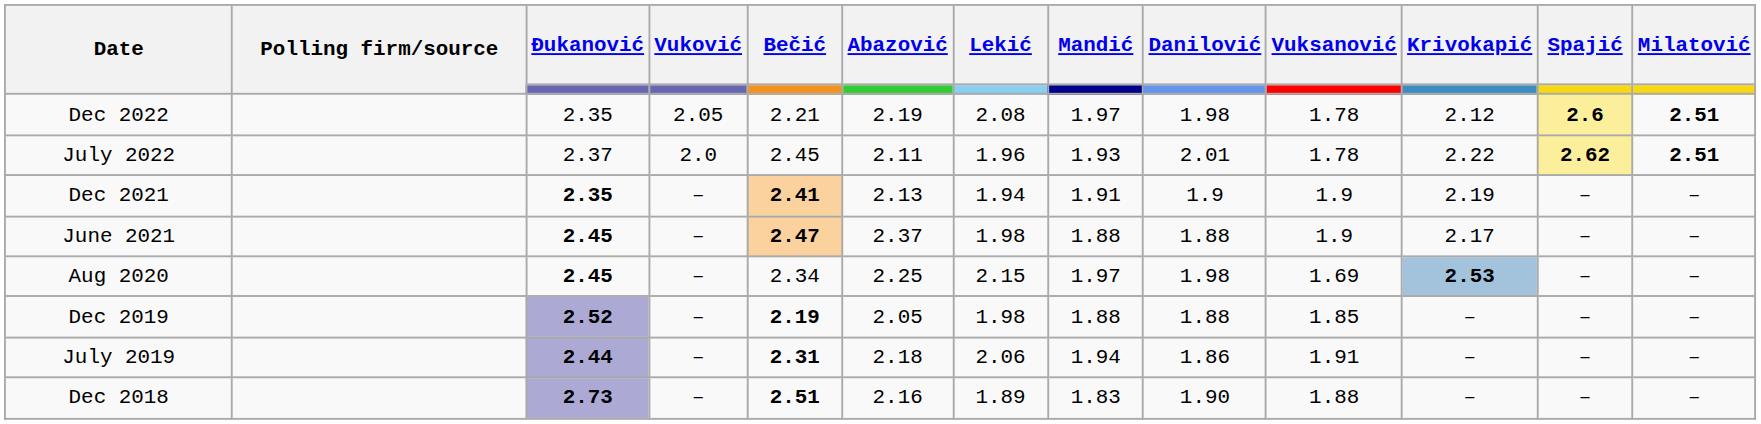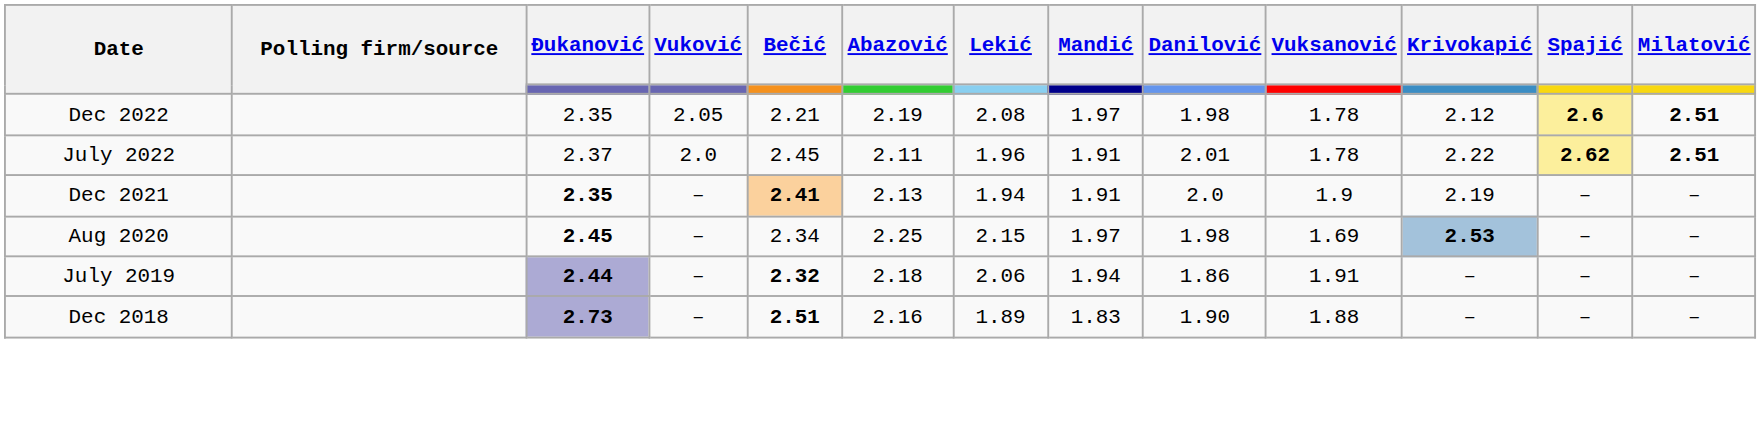(1096, 155) 1.93 -> (1096, 155) 1.91
(1205, 196) 1.9 -> (1205, 196) 2.0
- row: (119, 236)
- row: (119, 317)
(795, 358) 2.31 -> (795, 277) 2.32
